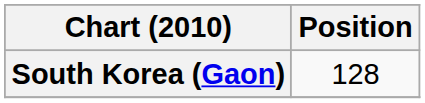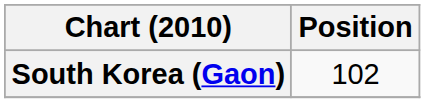(356, 73) 128 -> (356, 73) 102
